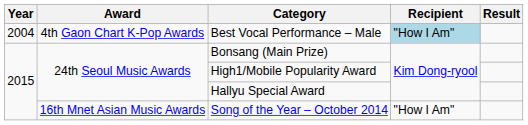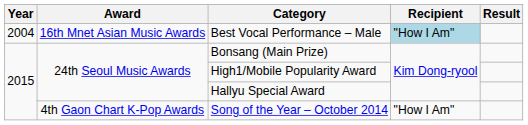(123, 33) 4th Gaon Chart K-Pop Awards -> (123, 33) 16th Mnet Asian Music Awards
(123, 110) 16th Mnet Asian Music Awards -> (123, 110) 4th Gaon Chart K-Pop Awards
